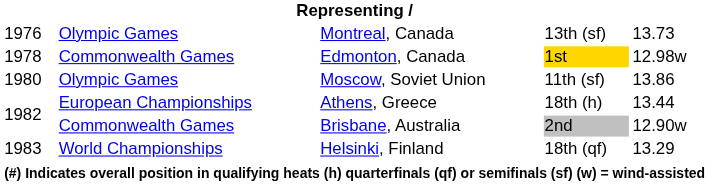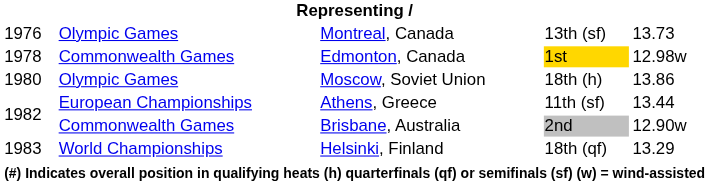(575, 79) 11th (sf) -> (573, 79) 18th (h)
(573, 102) 18th (h) -> (575, 102) 11th (sf)
